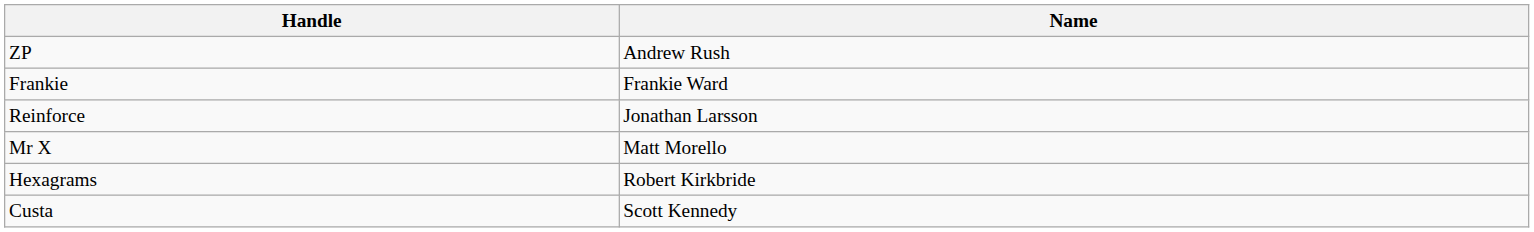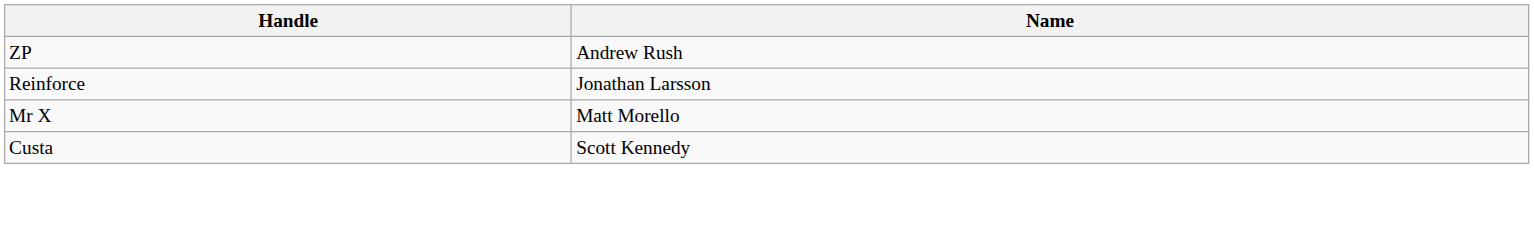- row: (39, 84)
- row: (53, 179)
